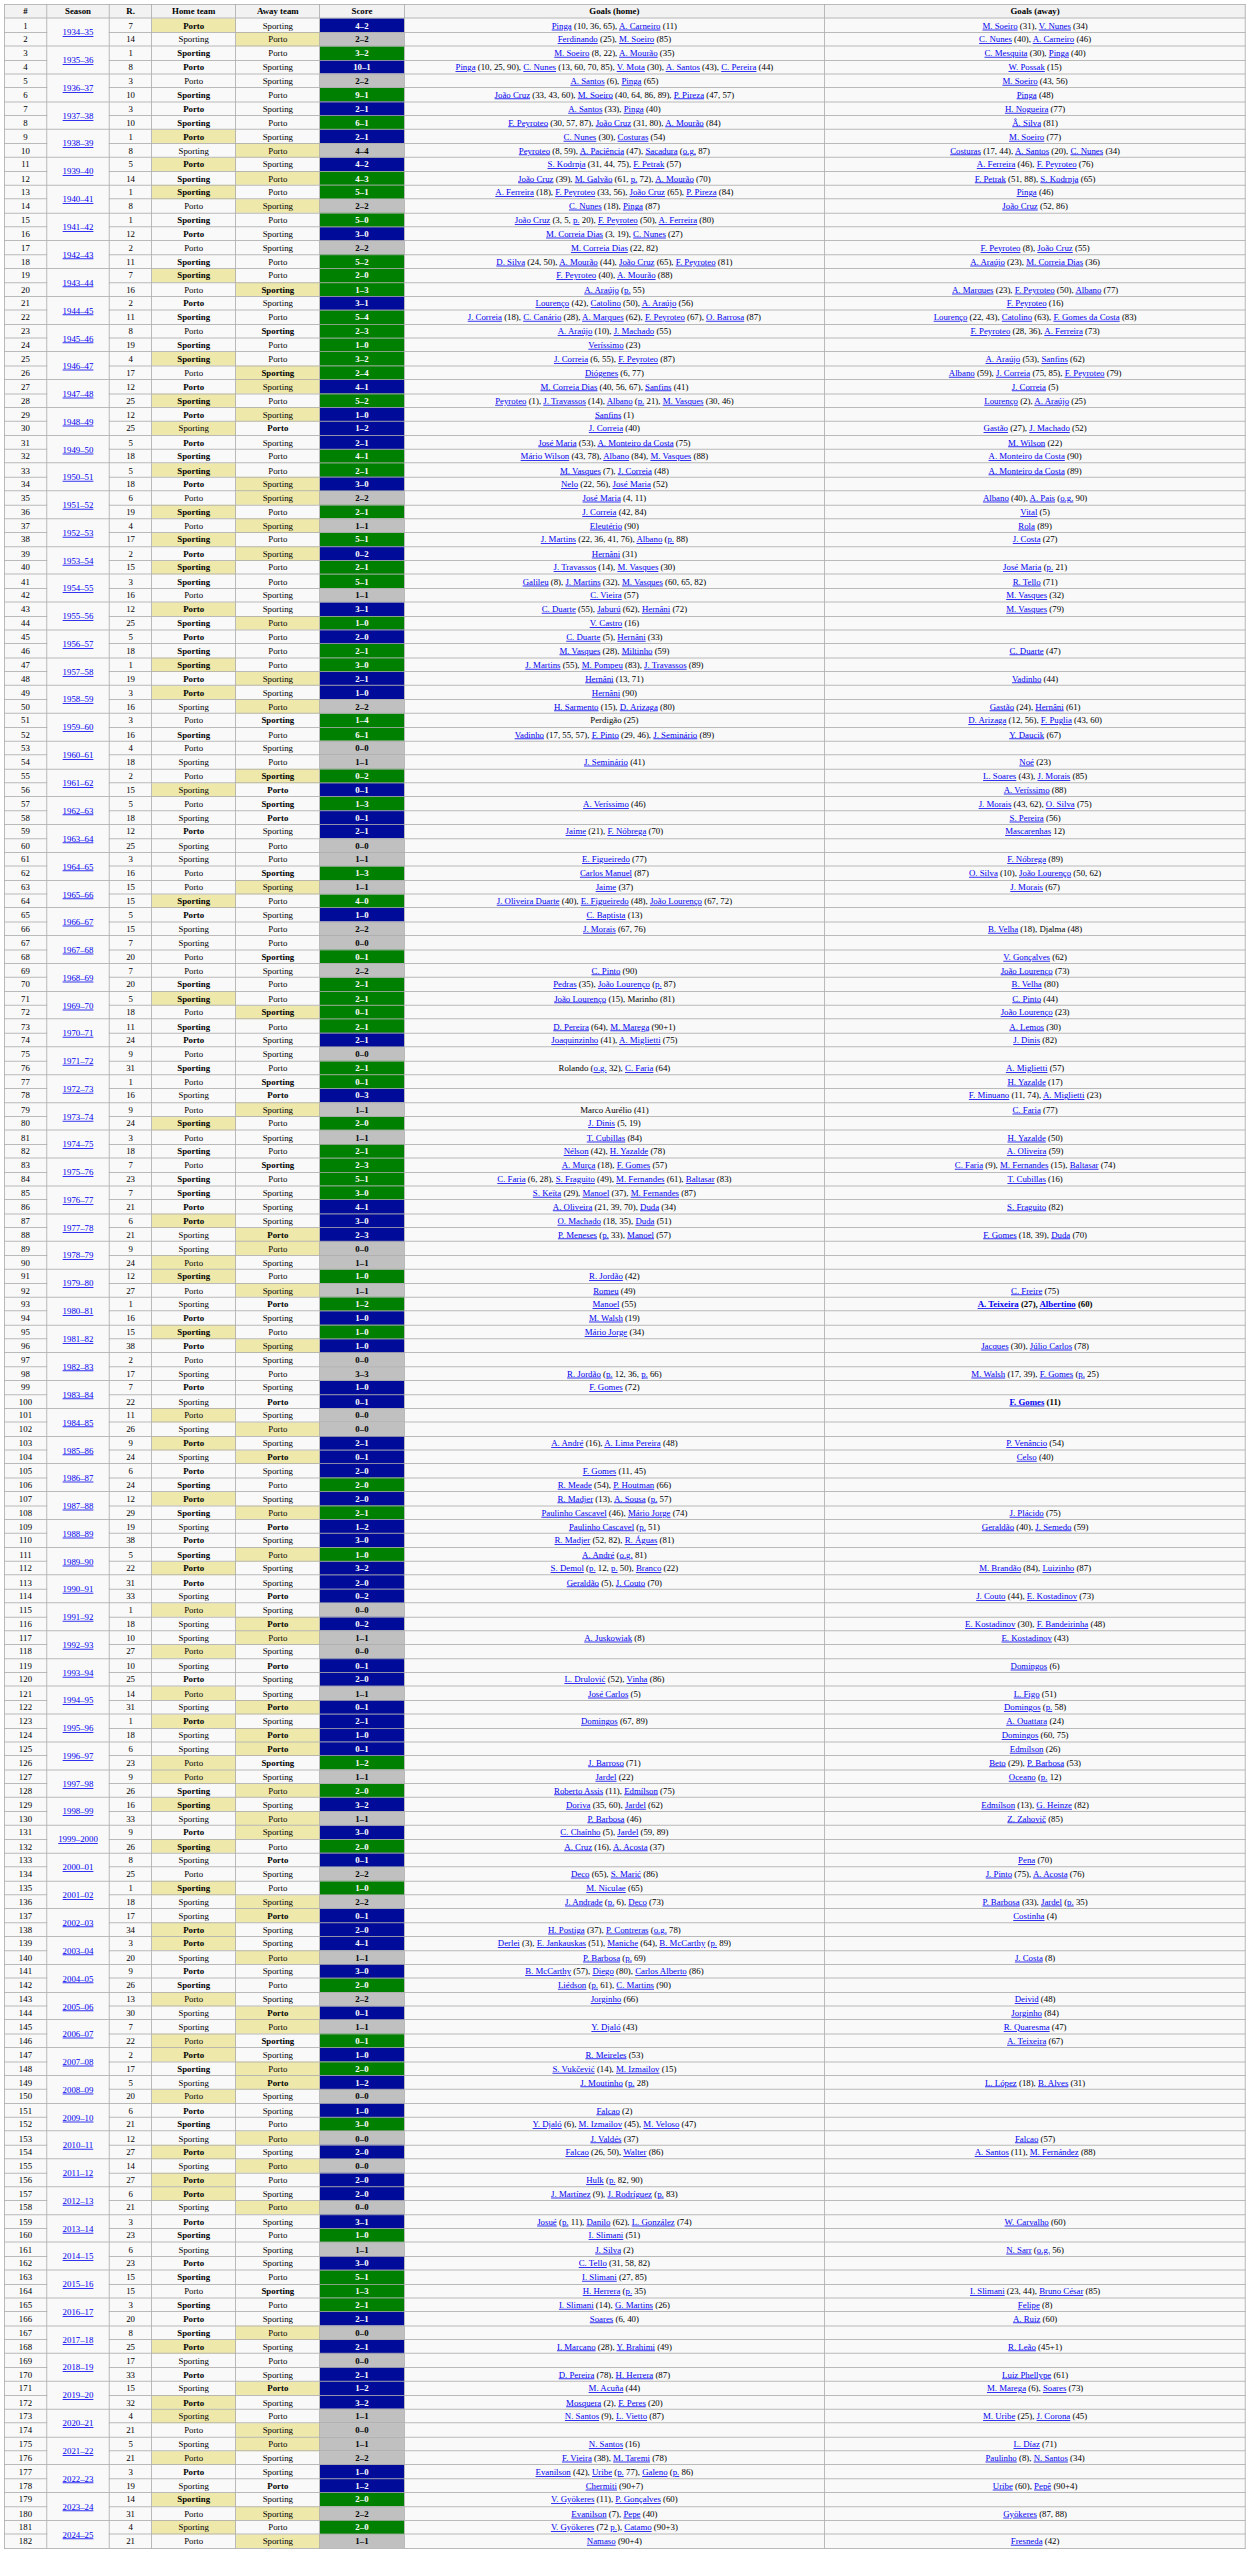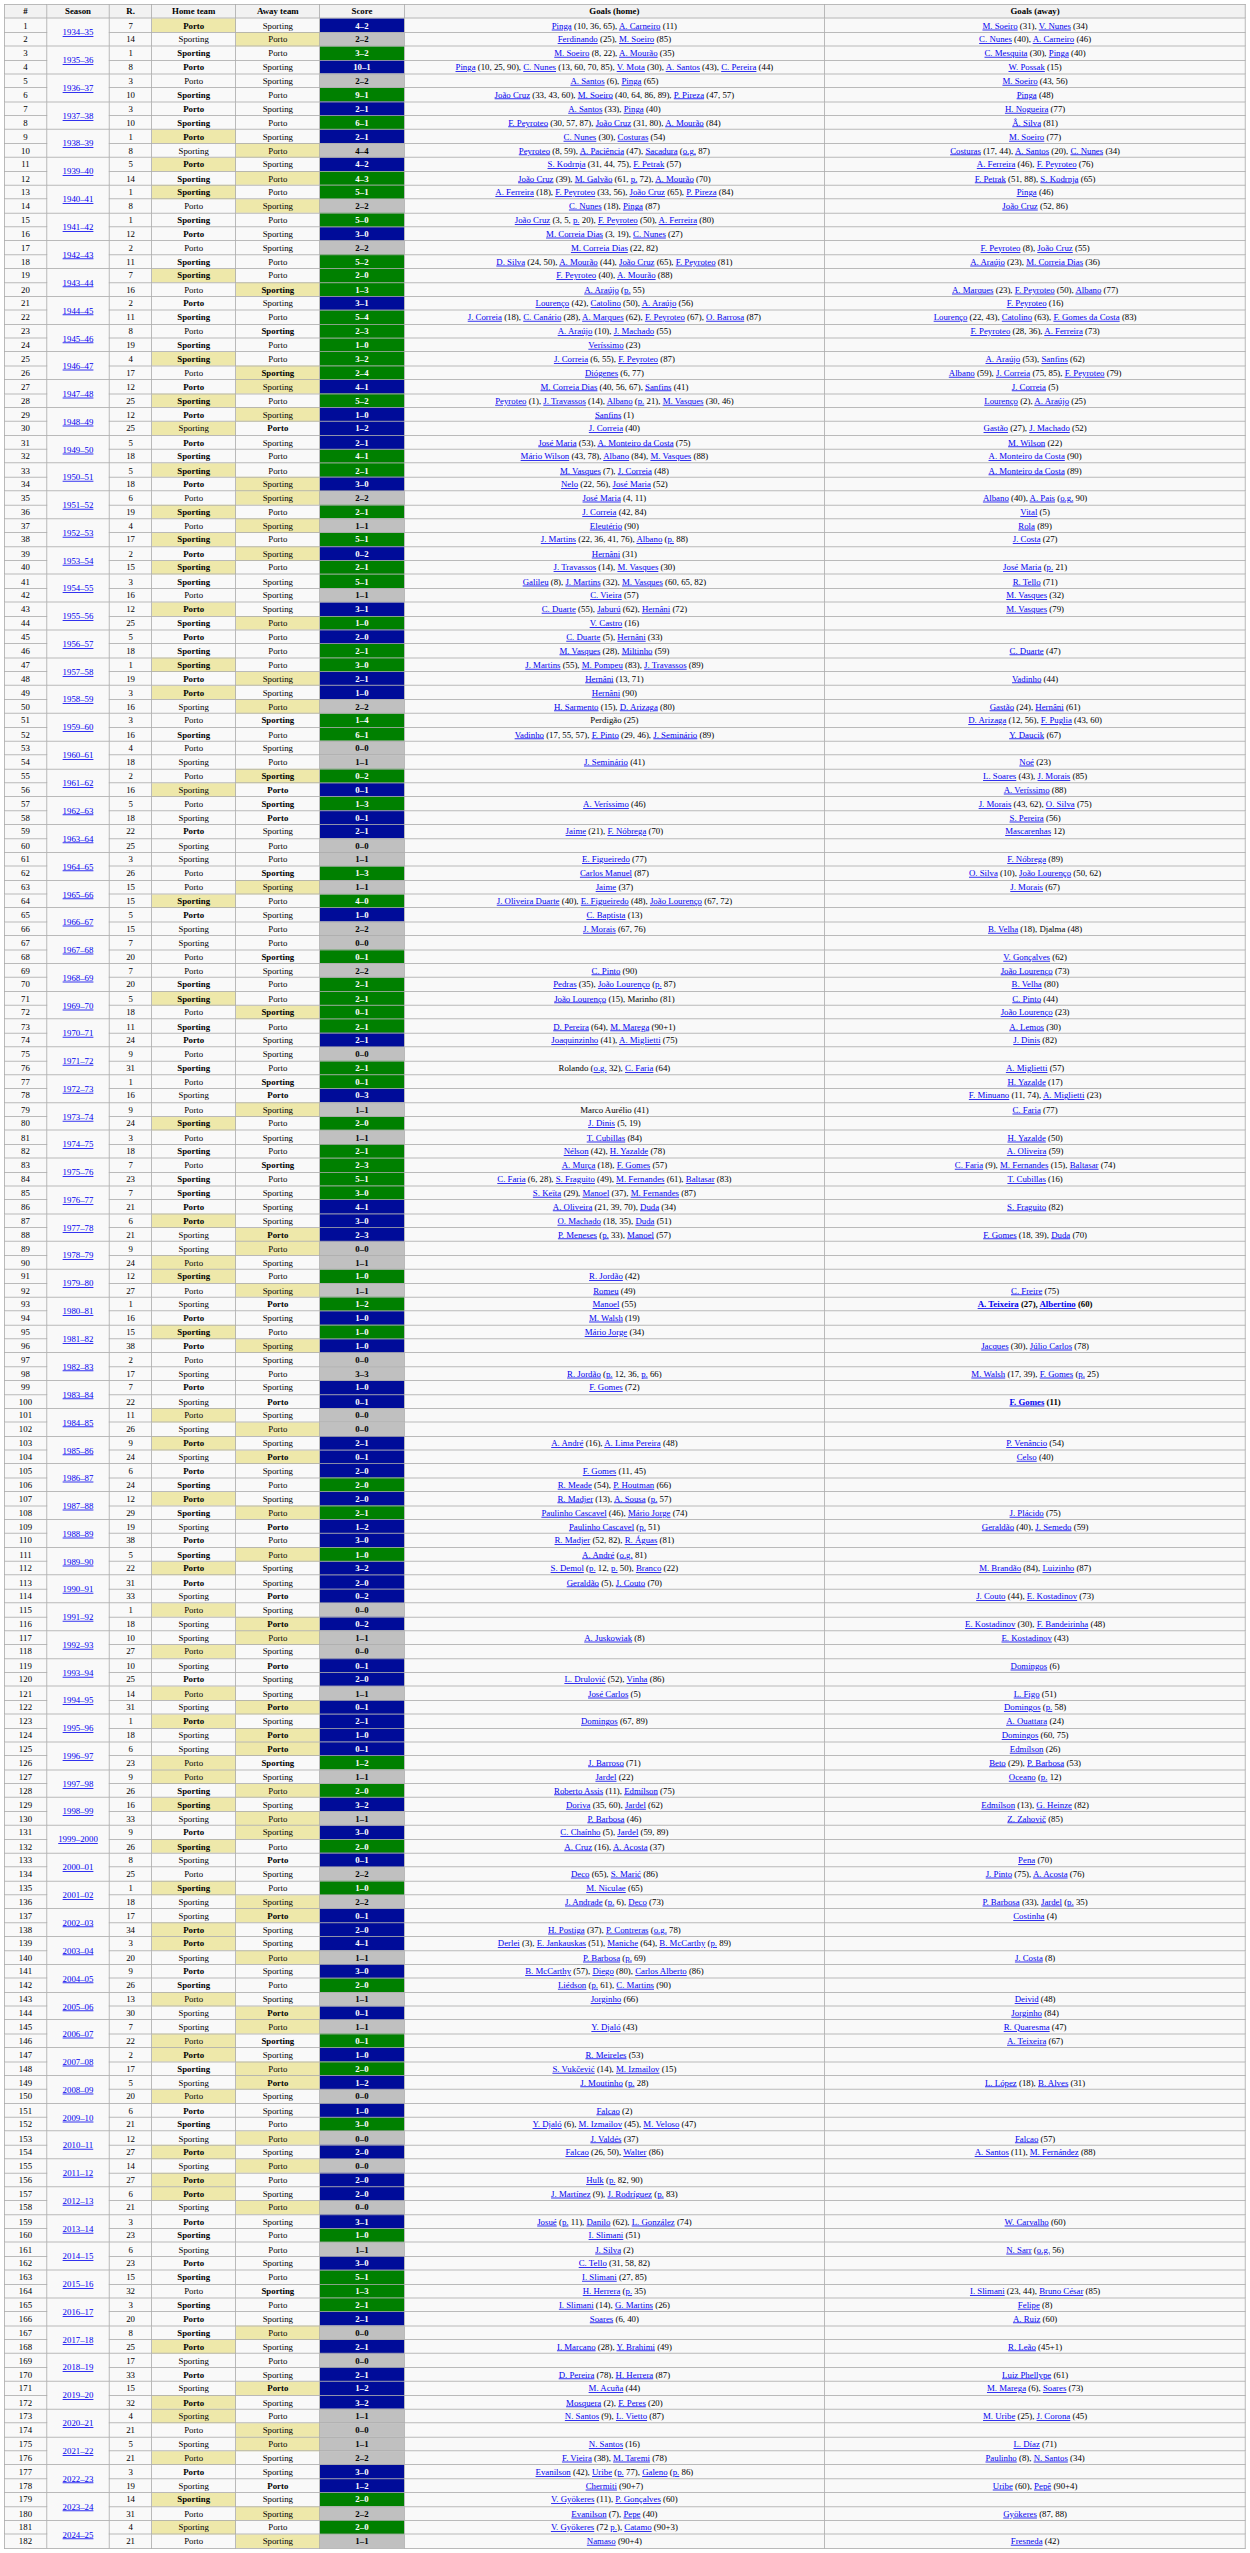(278, 581) Porto -> (278, 581) Sporting
(131, 790) 15 -> (131, 790) 16
(131, 831) 12 -> (131, 831) 22
(131, 873) 16 -> (131, 873) 26
(278, 1540) Sporting -> (278, 1540) Porto
(362, 1999) 2–2 -> (362, 1999) 1–1
(278, 2249) Sporting -> (278, 2249) Porto
(131, 2291) 15 -> (131, 2291) 32
(362, 2472) 1–0 -> (362, 2472) 3–0
